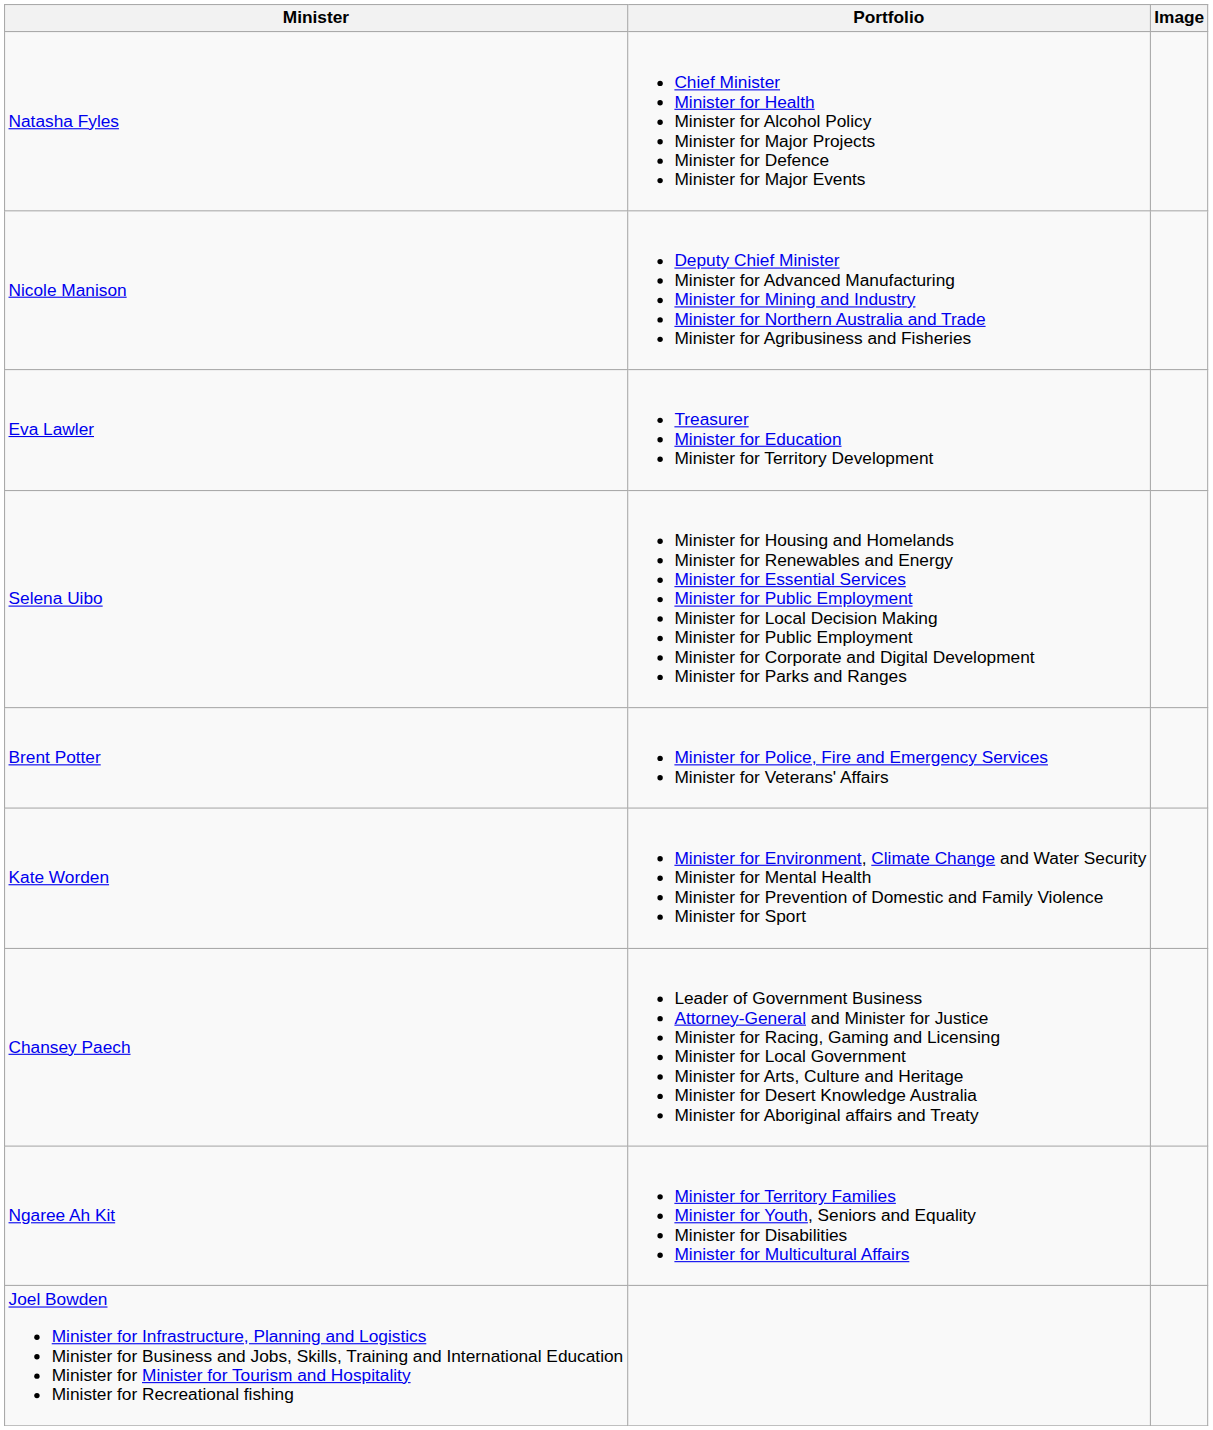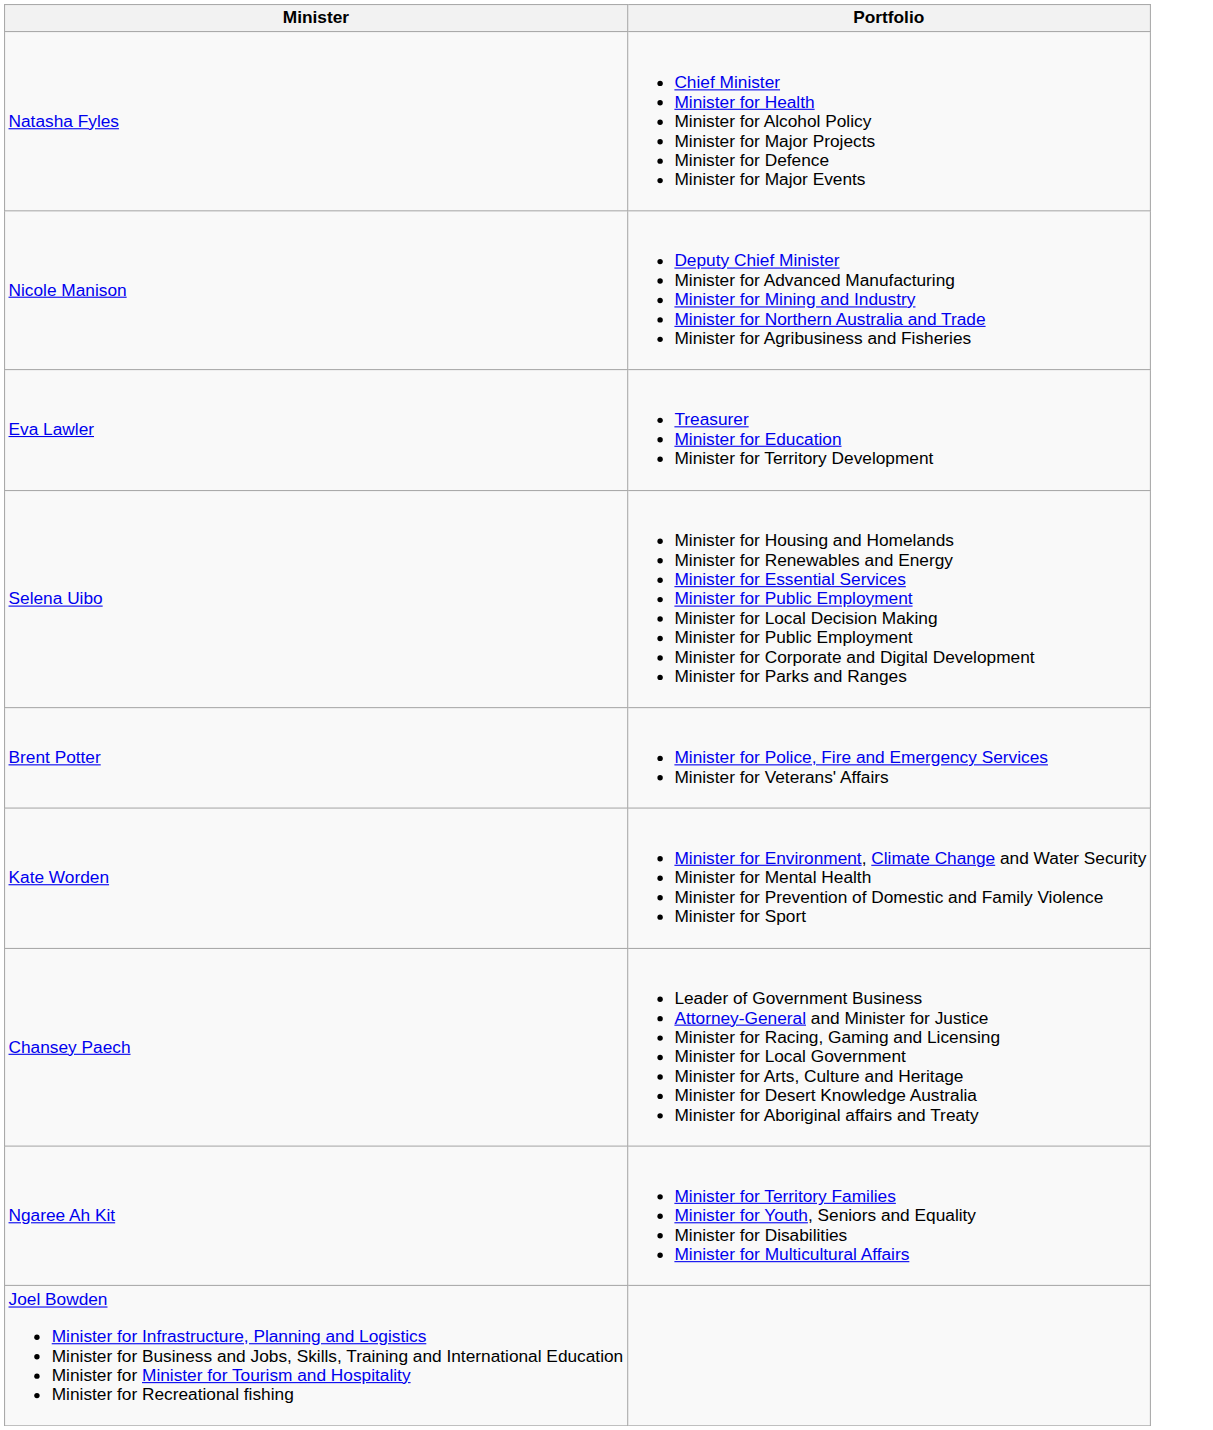- column: (1179, 18)
